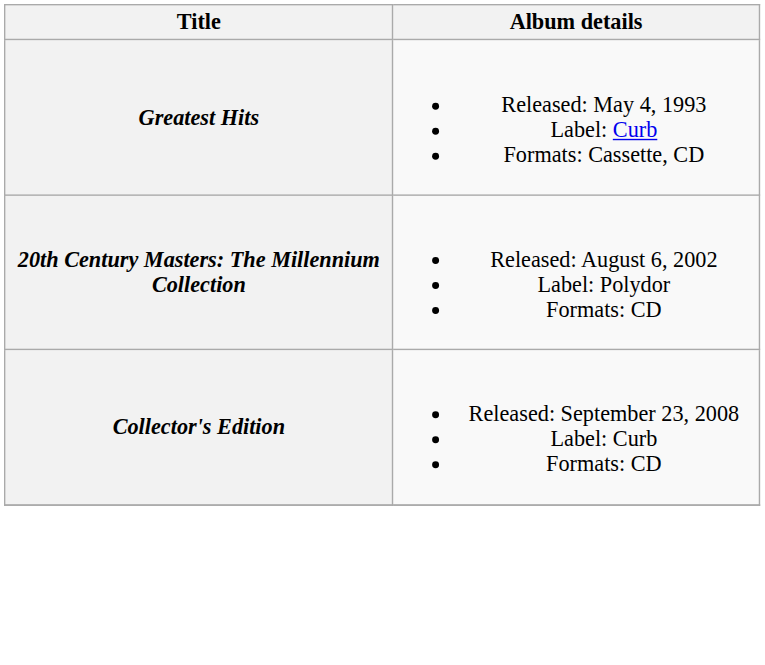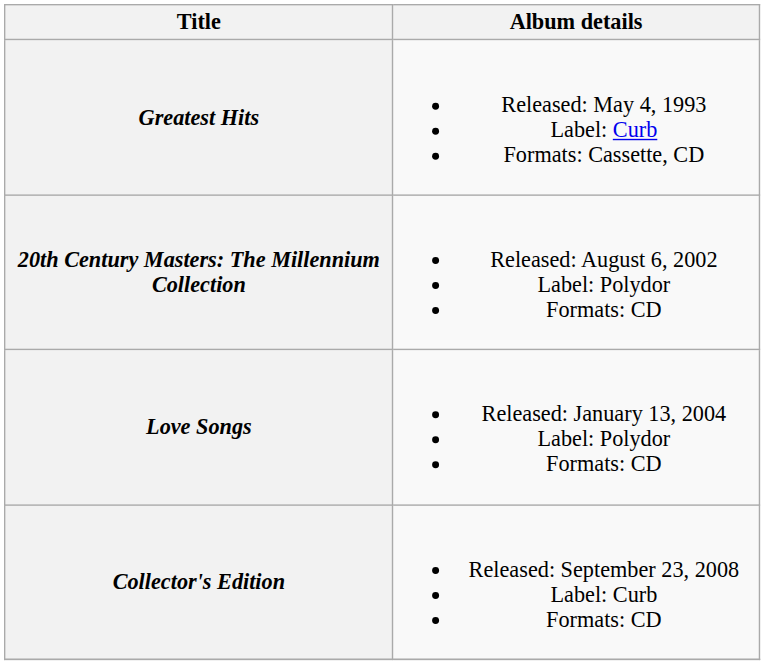+ row: (199, 426)
